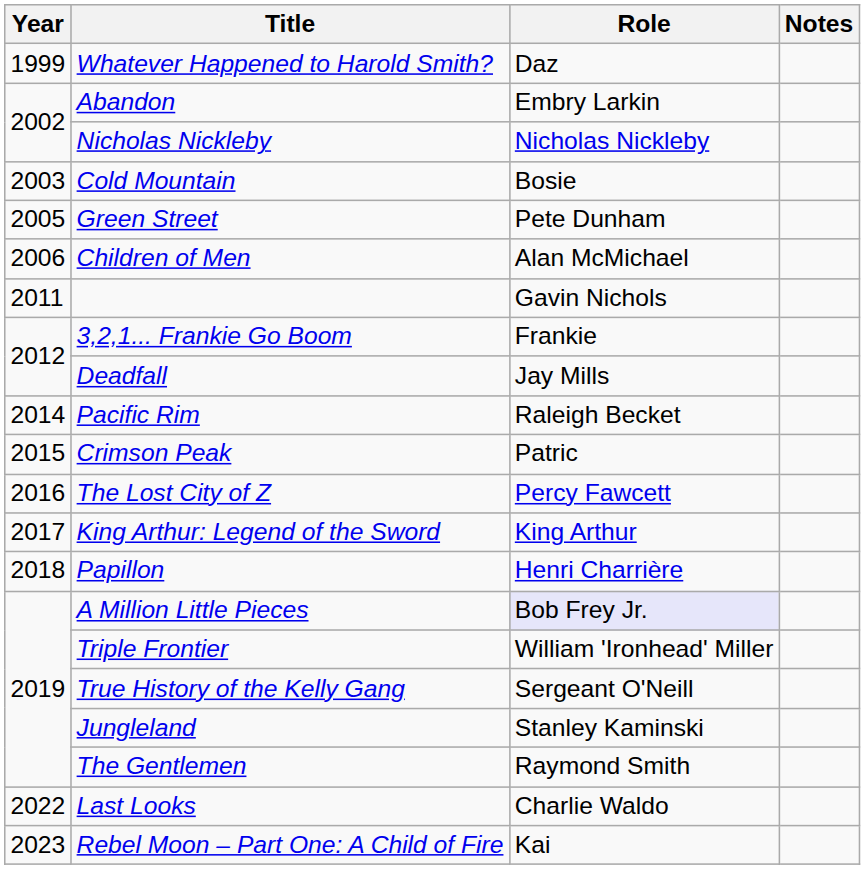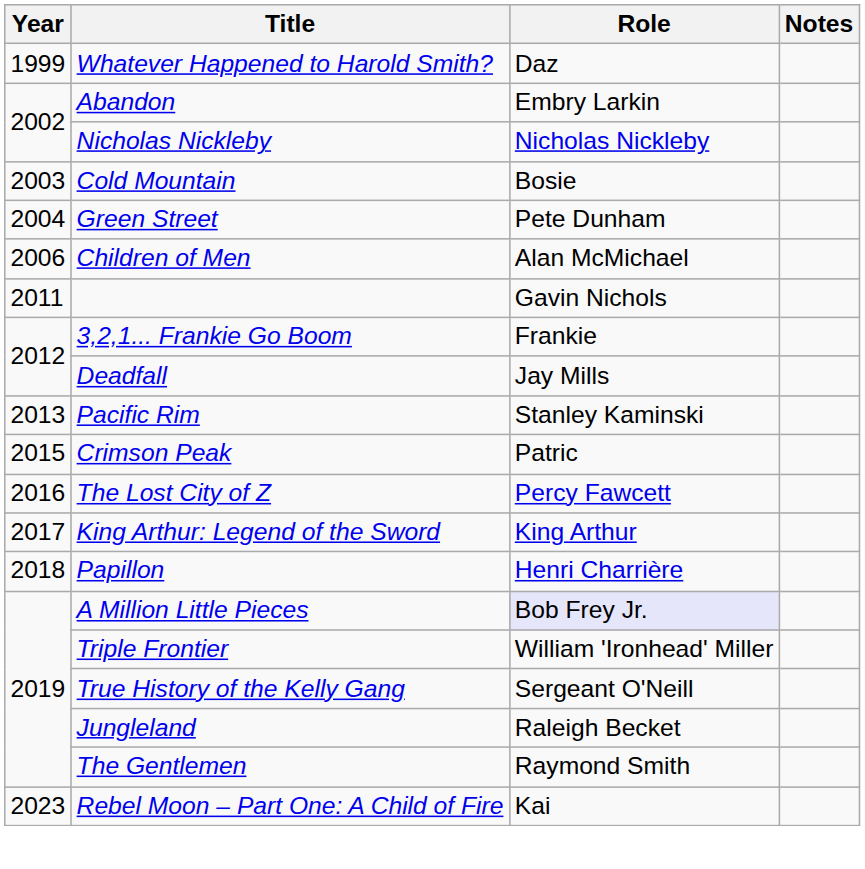(38, 219) 2005 -> (38, 219) 2004
(38, 414) 2014 -> (38, 414) 2013
(598, 414) Raleigh Becket -> (609, 414) Stanley Kaminski
(609, 727) Stanley Kaminski -> (598, 727) Raleigh Becket
- row: (136, 805)
